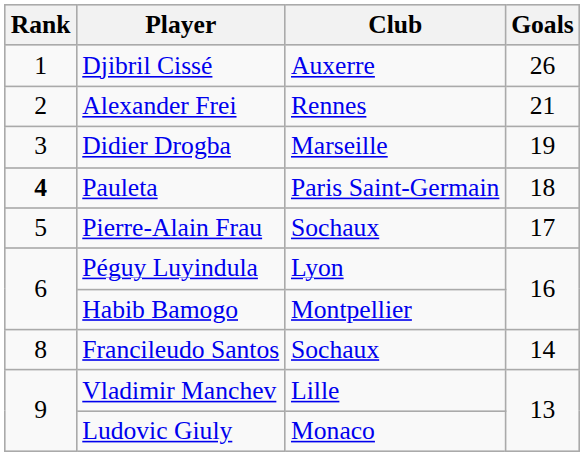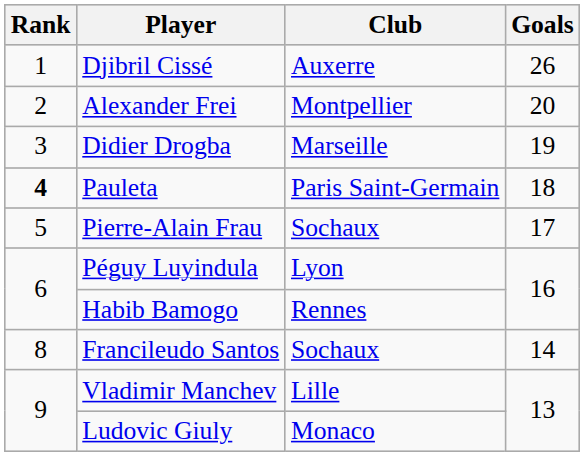(329, 106) Rennes -> (351, 106) Montpellier
(542, 106) 21 -> (542, 106) 20
(351, 308) Montpellier -> (329, 308) Rennes
